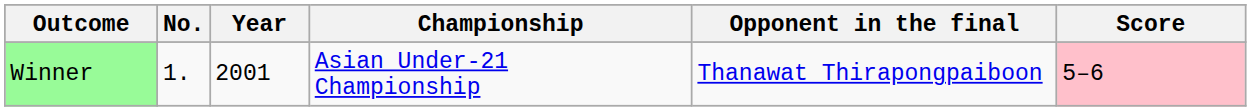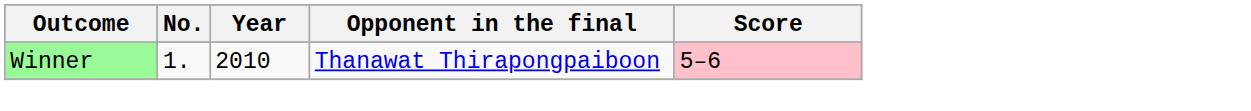- column: (501, 24)
(243, 74) 2001 -> (243, 61) 2010
